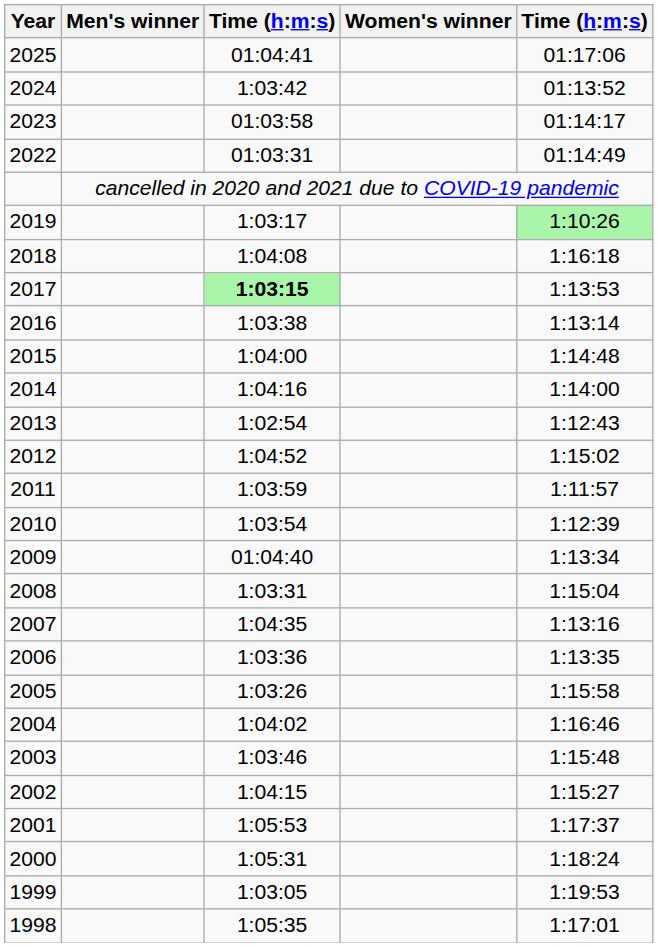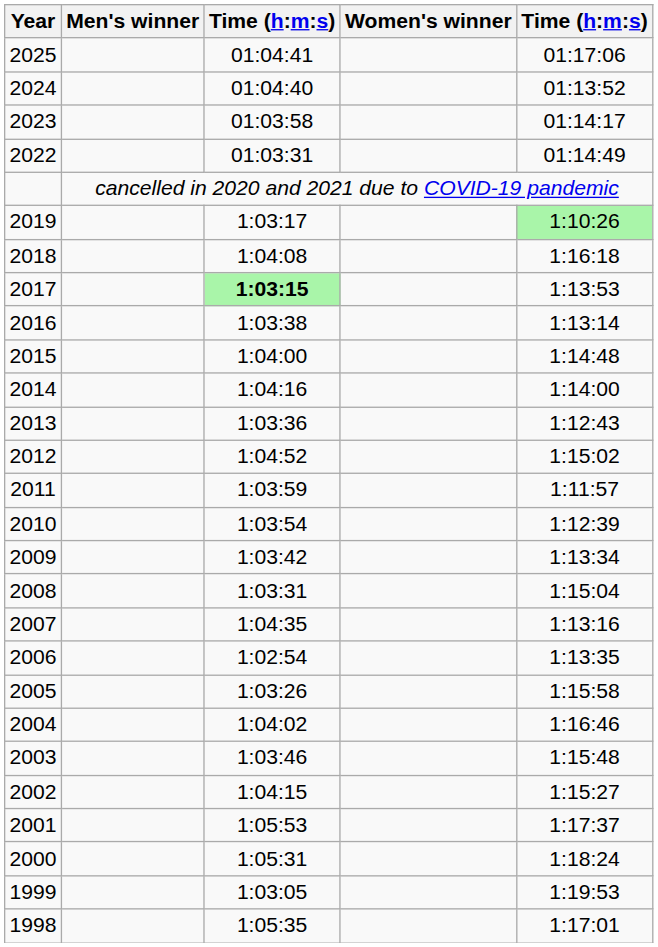(272, 88) 1:03:42 -> (272, 88) 01:04:40
(272, 423) 1:02:54 -> (272, 423) 1:03:36
(272, 557) 01:04:40 -> (272, 557) 1:03:42
(272, 657) 1:03:36 -> (272, 657) 1:02:54
